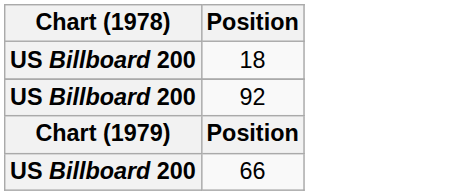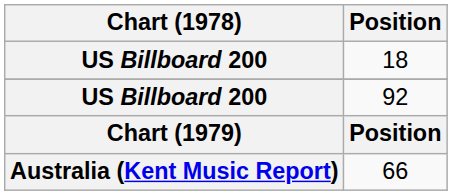(103, 171) US Billboard 200 -> (174, 171) Australia (Kent Music Report)
